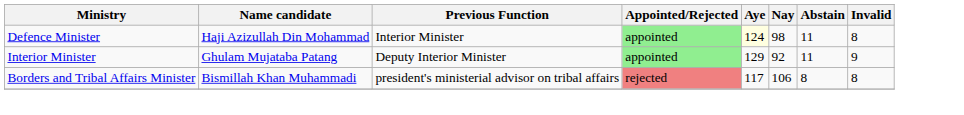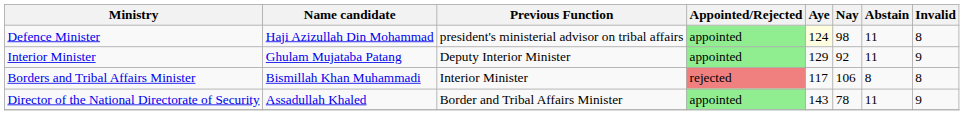(419, 36) Interior Minister -> (562, 36) president's ministerial advisor on tribal affairs
(497, 78) president's ministerial advisor on tribal affairs -> (484, 78) Interior Minister
+ row: (134, 99)
